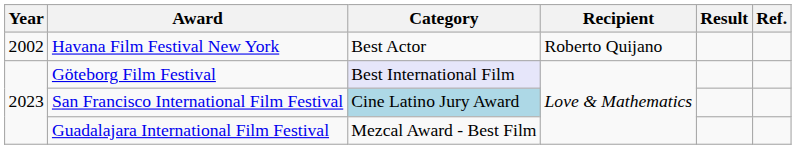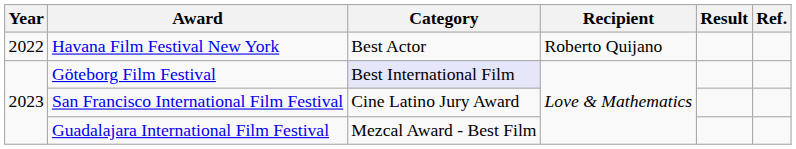(26, 46) 2002 -> (26, 46) 2022
(435, 102) lightblue background -> (435, 102) no background
